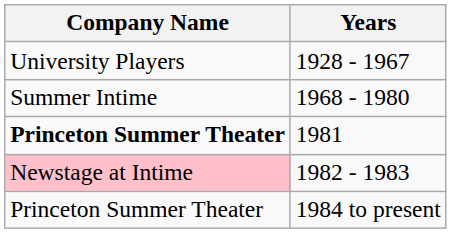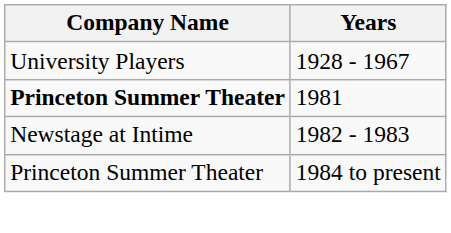- row: (353, 97)
(102, 172) pink background -> (102, 135) no background
